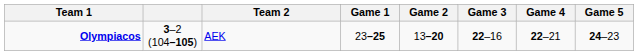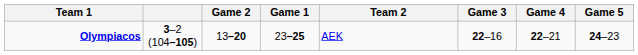columns swapped: (271, 13) <-> (429, 13)
